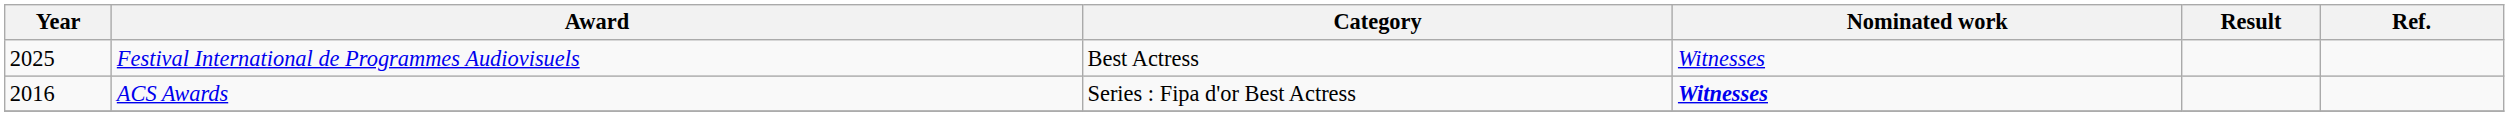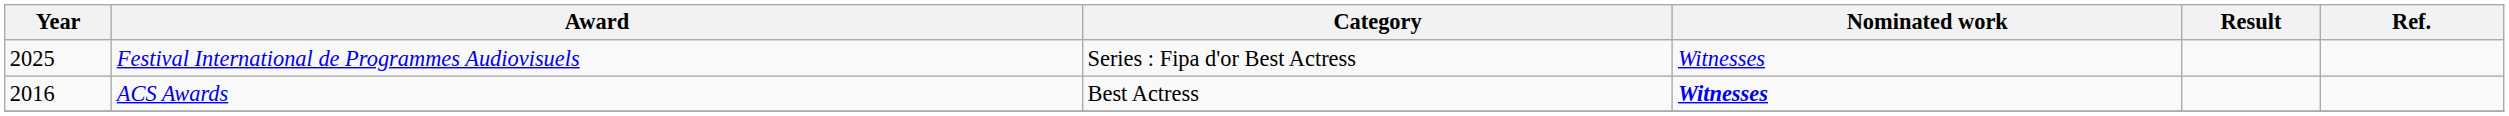(1143, 57) Best Actress -> (1222, 57) Series : Fipa d'or Best Actress
(1222, 93) Series : Fipa d'or Best Actress -> (1143, 93) Best Actress
